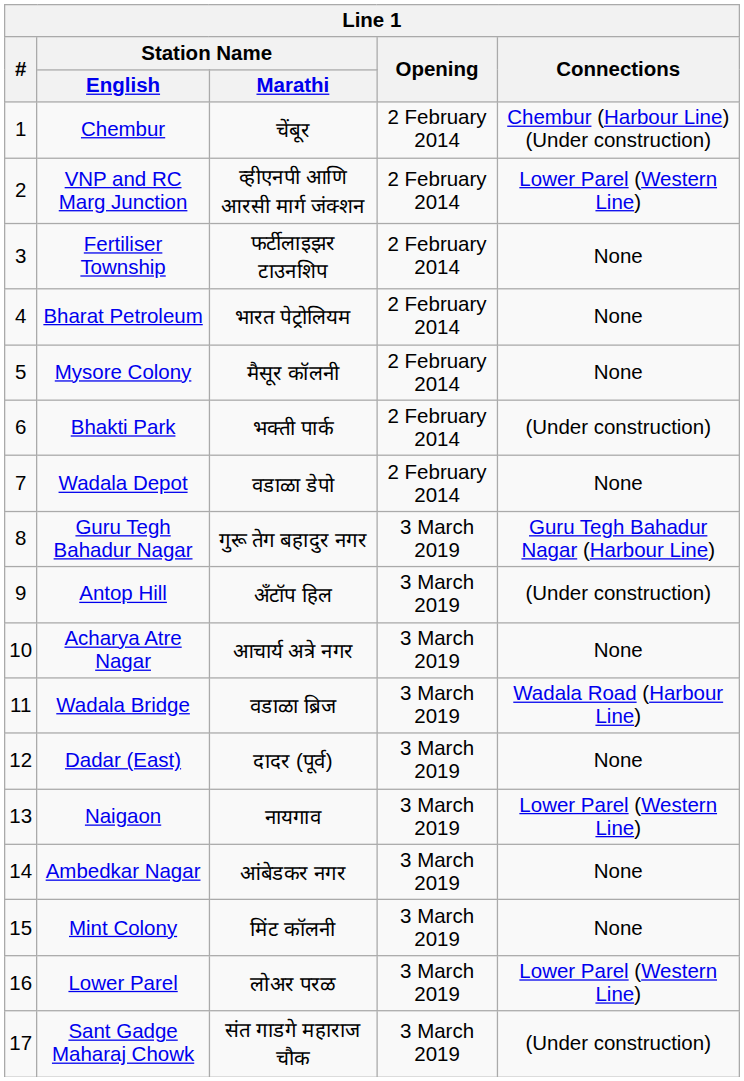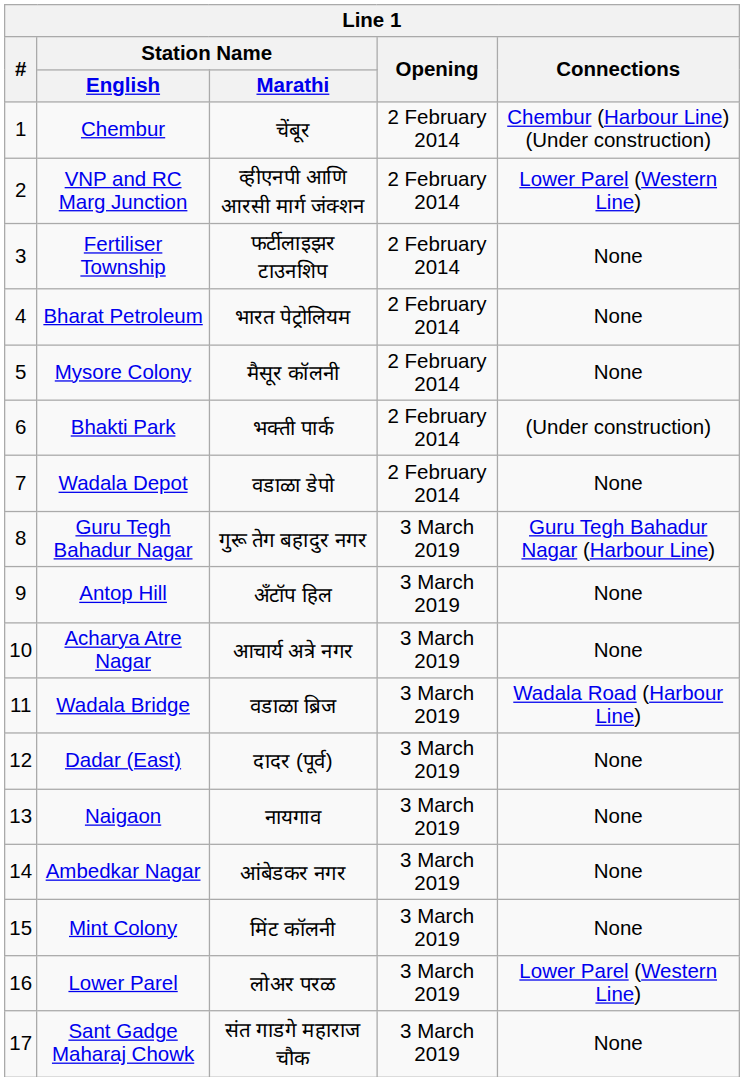(618, 594) (Under construction) -> (618, 594) None
(618, 816) Lower Parel (Western Line) -> (618, 816) None
(618, 1043) (Under construction) -> (618, 1043) None
